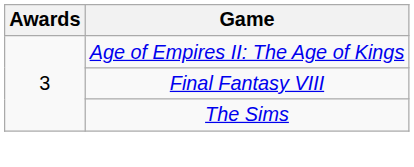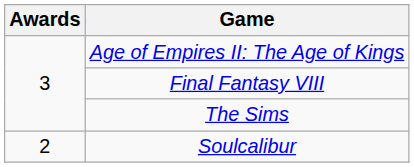+ row: (247, 146)
